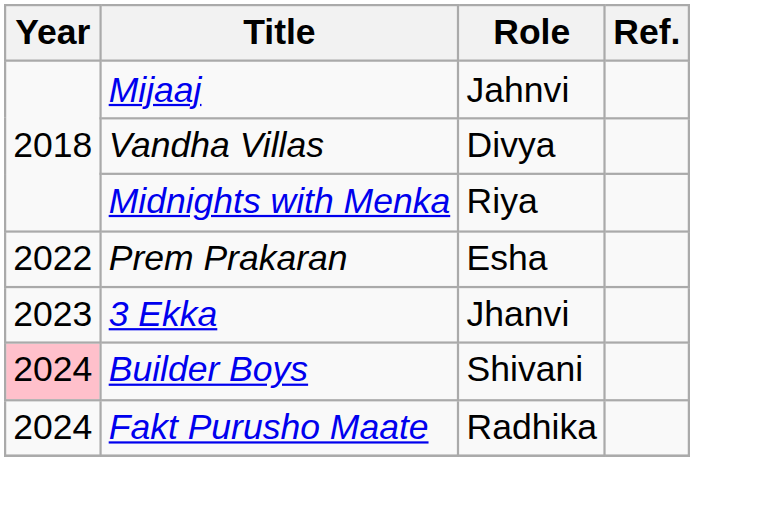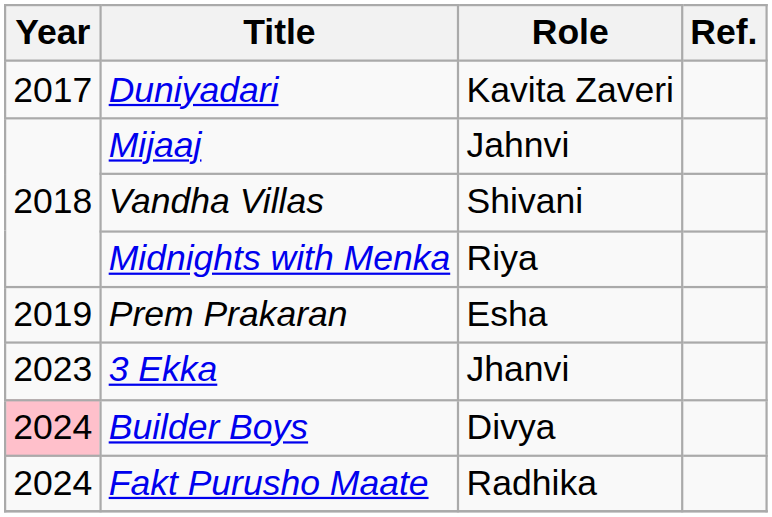+ row: (194, 88)
(511, 145) Divya -> (525, 201) Shivani
(53, 257) 2022 -> (53, 314) 2019
(525, 370) Shivani -> (511, 426) Divya
